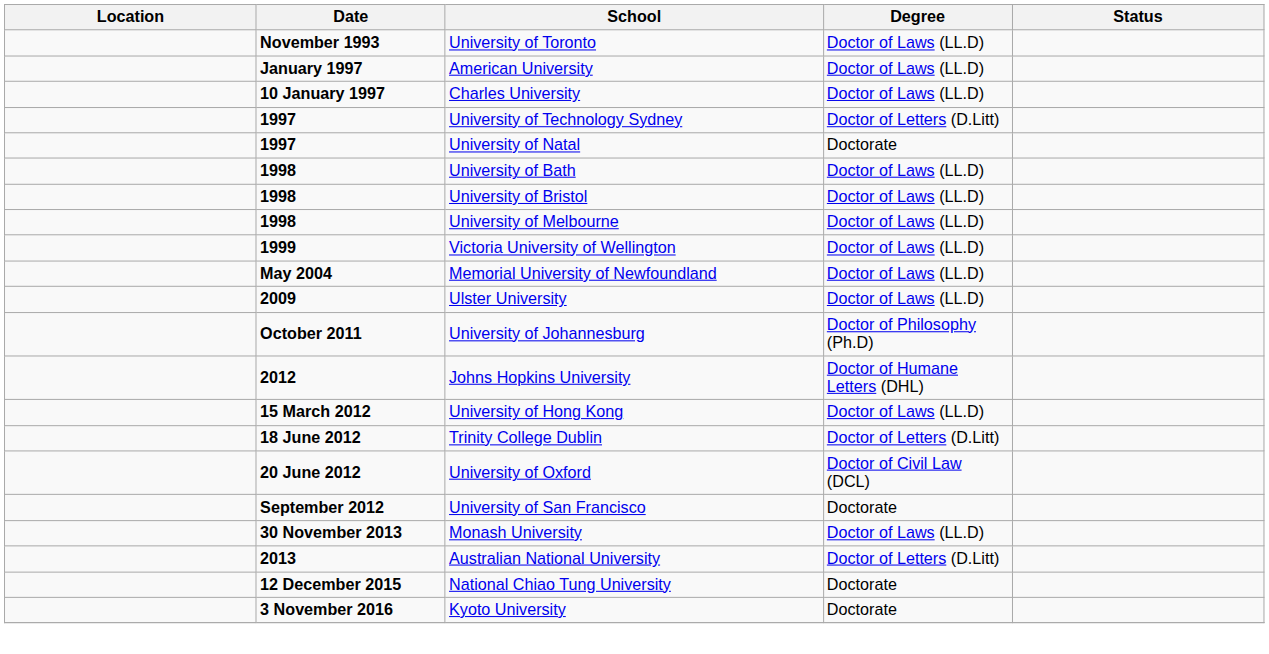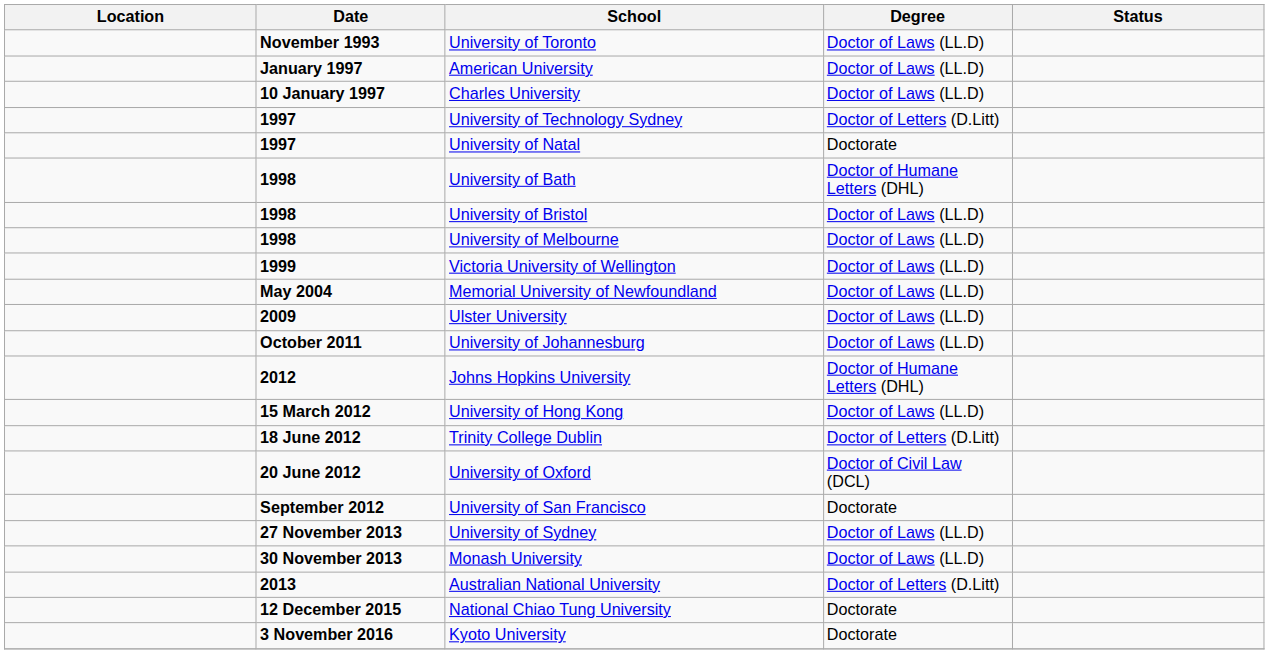(905, 171) Doctor of Laws (LL.D) -> (892, 180) Doctor of Humane Letters (DHL)
(901, 333) Doctor of Philosophy (Ph.D) -> (905, 343) Doctor of Laws (LL.D)
+ row: (523, 533)
